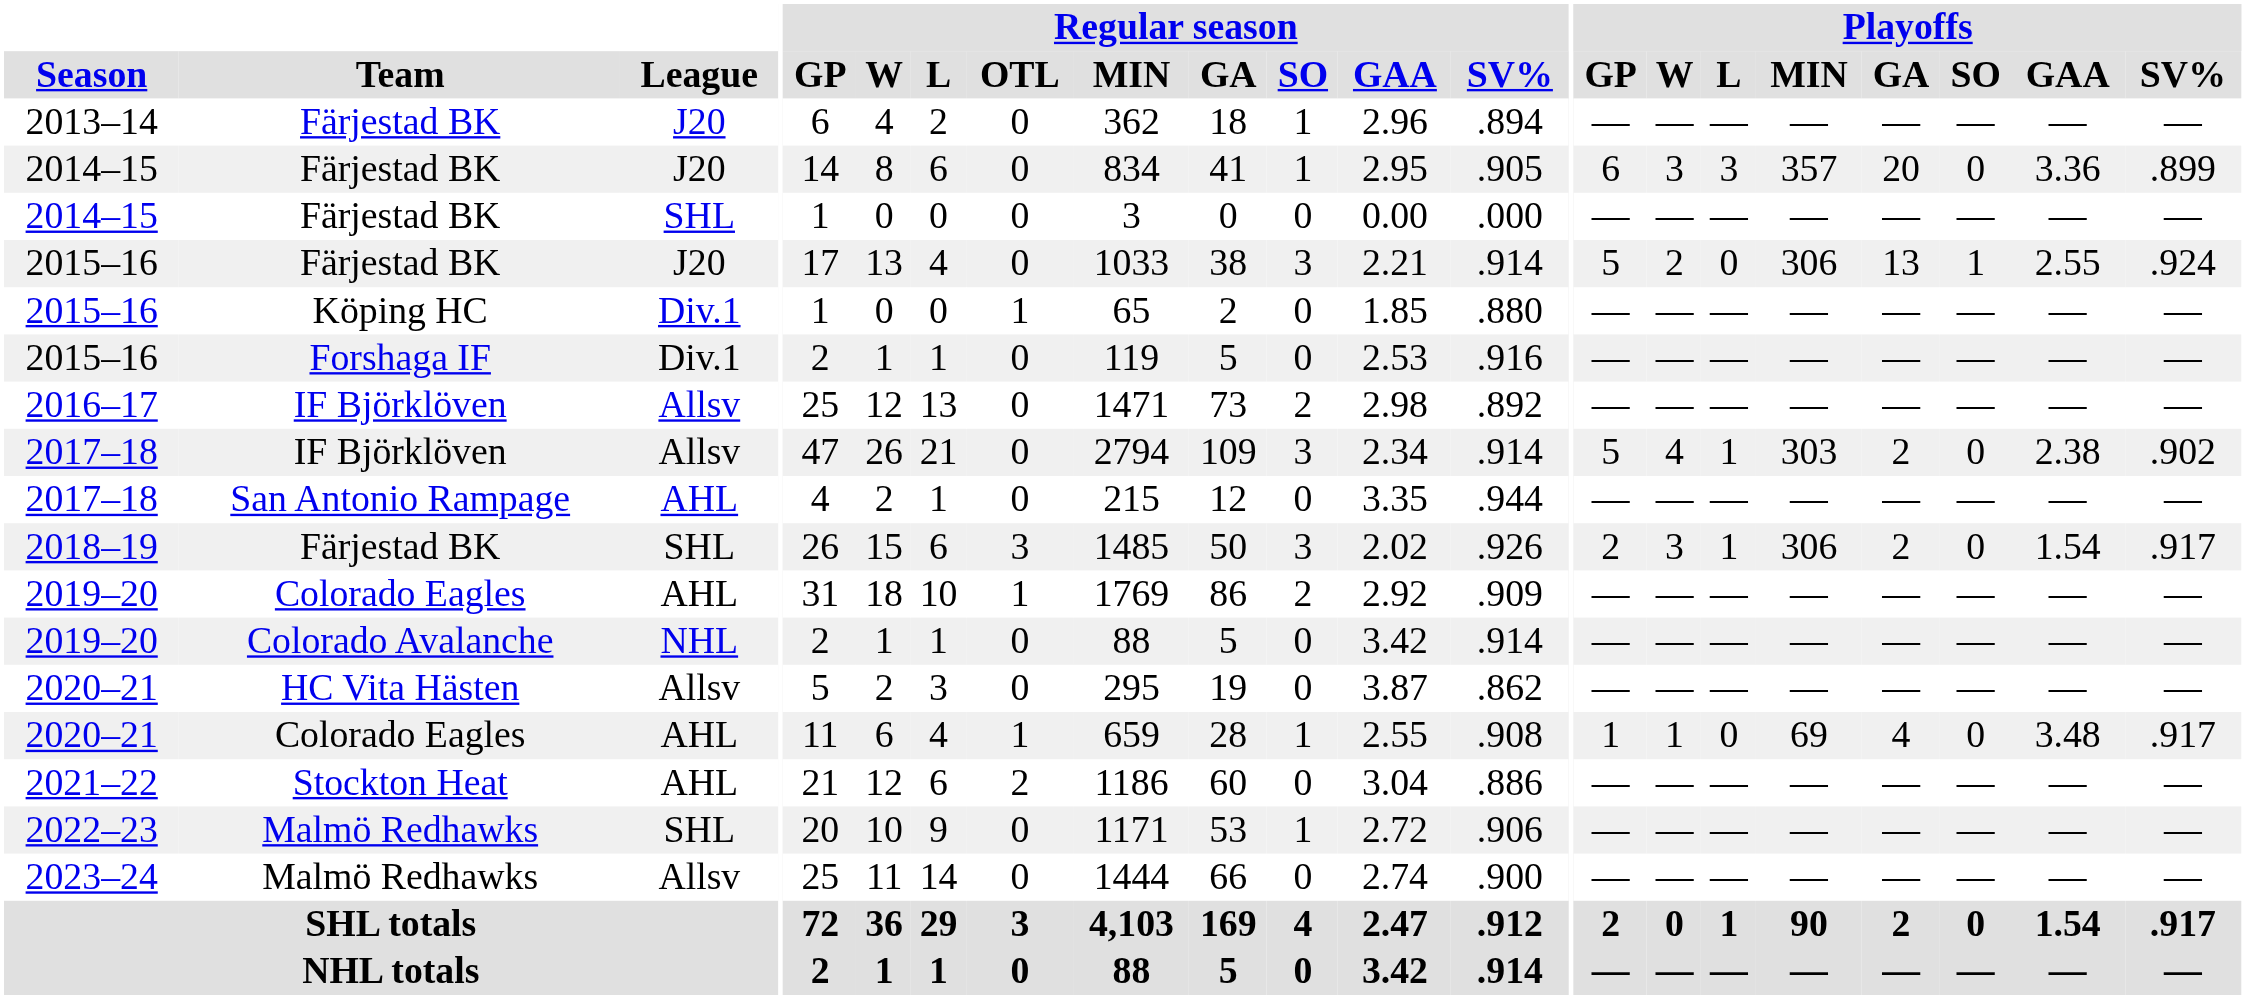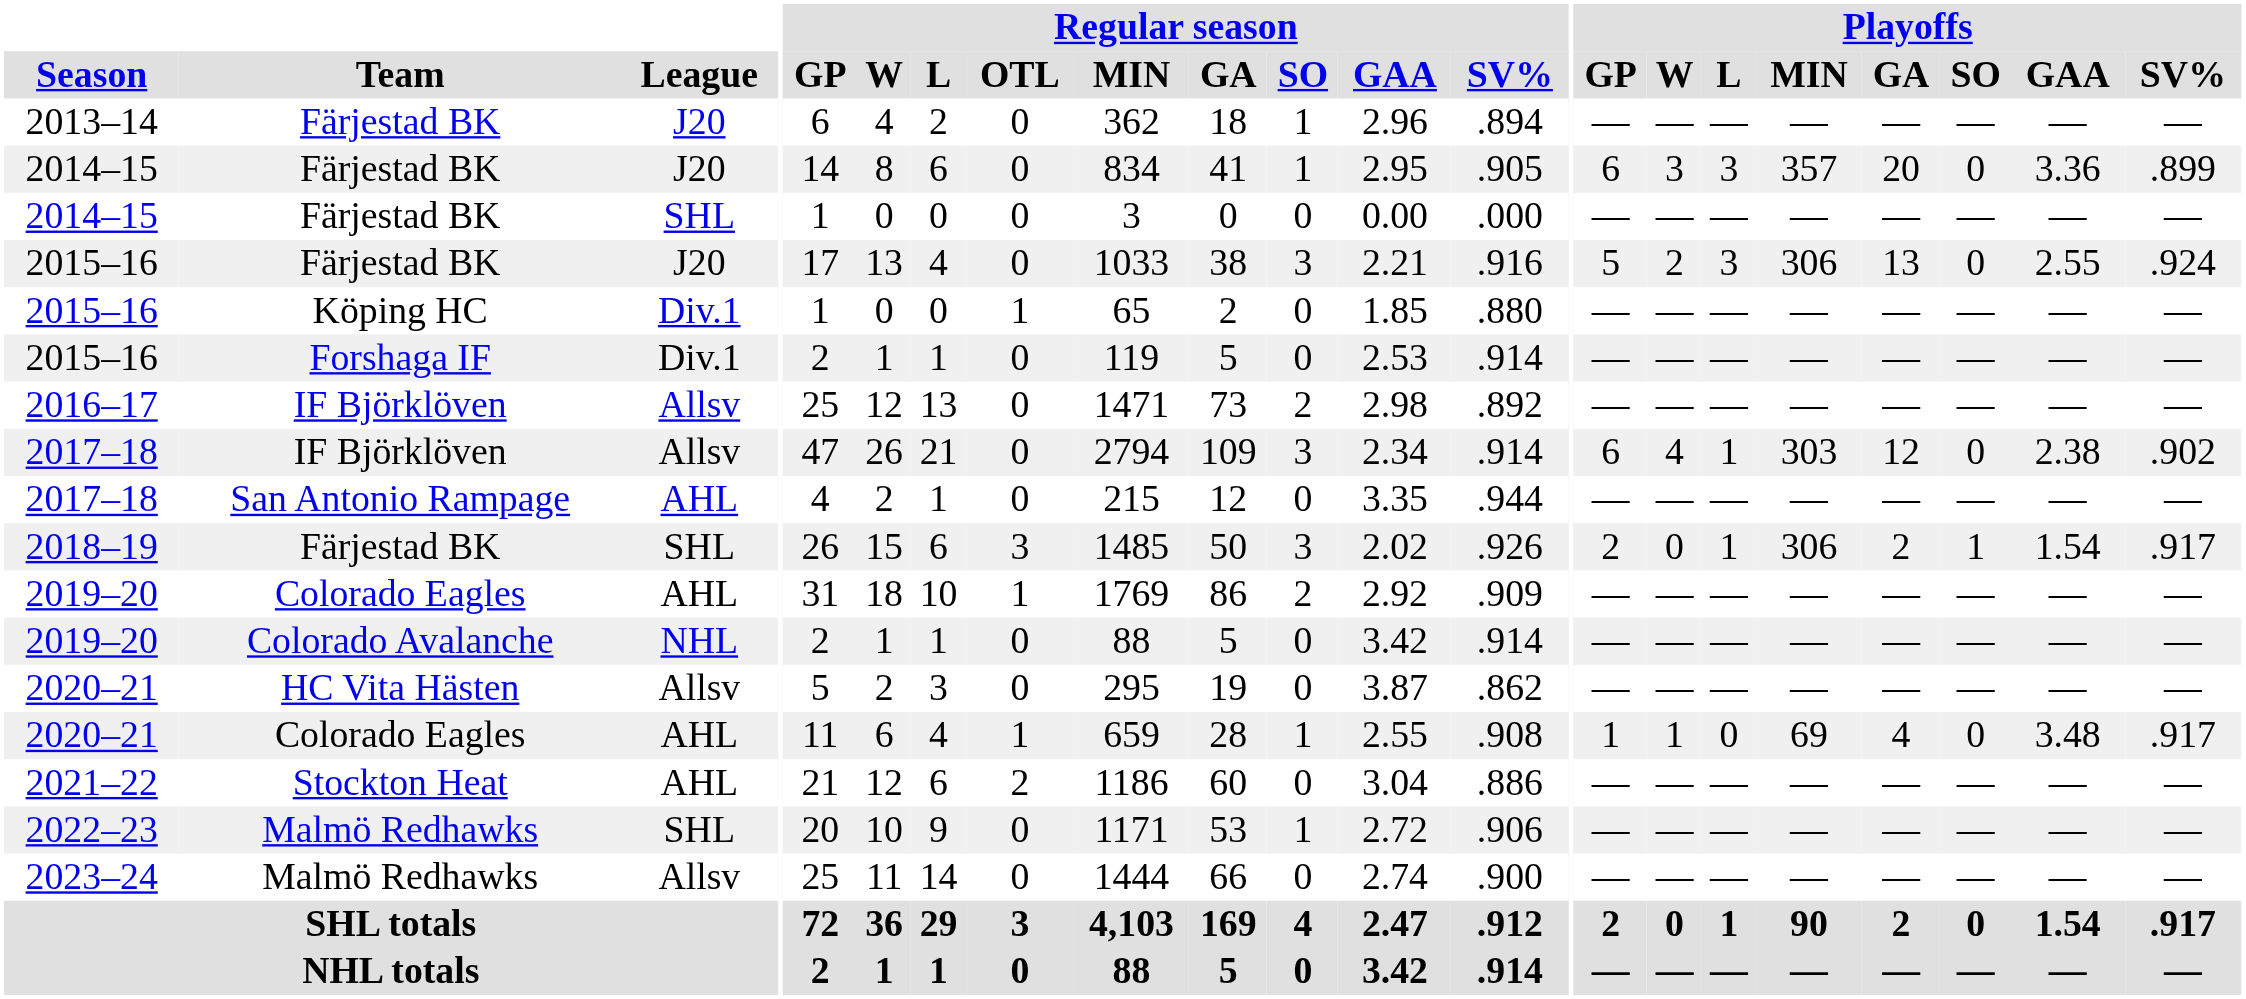(1510, 262) .914 -> (1510, 262) .916
(1729, 262) 0 -> (1729, 262) 3
(1976, 262) 1 -> (1976, 262) 0
(1510, 357) .916 -> (1510, 357) .914
(1611, 451) 5 -> (1611, 451) 6
(1901, 451) 2 -> (1901, 451) 12
(1675, 546) 3 -> (1675, 546) 0
(1976, 546) 0 -> (1976, 546) 1
